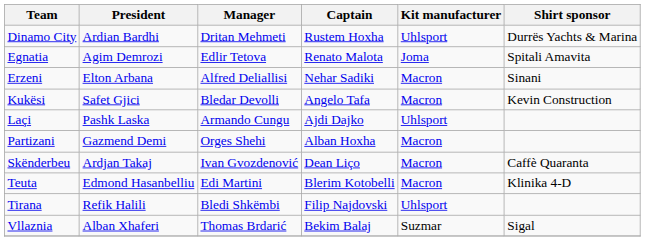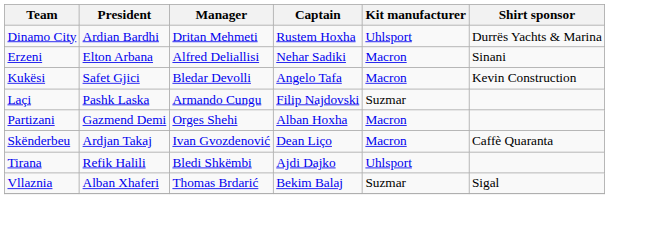- row: (28, 57)
(334, 120) Ajdi Dajko -> (318, 99) Filip Najdovski
(424, 120) Uhlsport -> (386, 99) Suzmar
- row: (22, 183)
(346, 204) Filip Najdovski -> (306, 162) Ajdi Dajko
